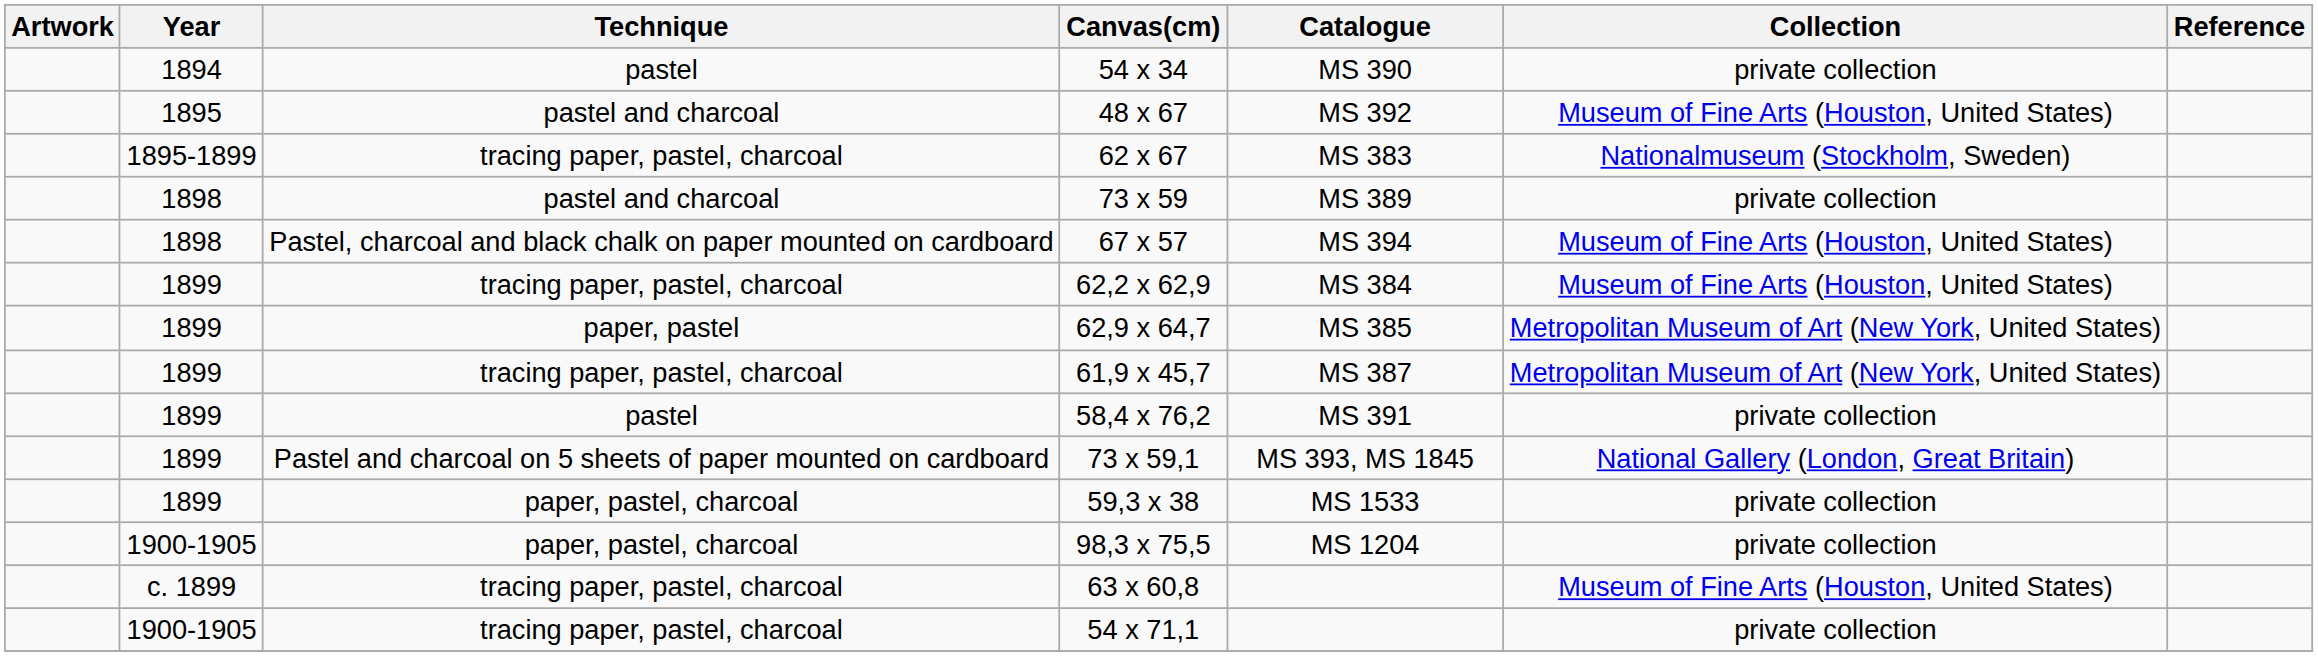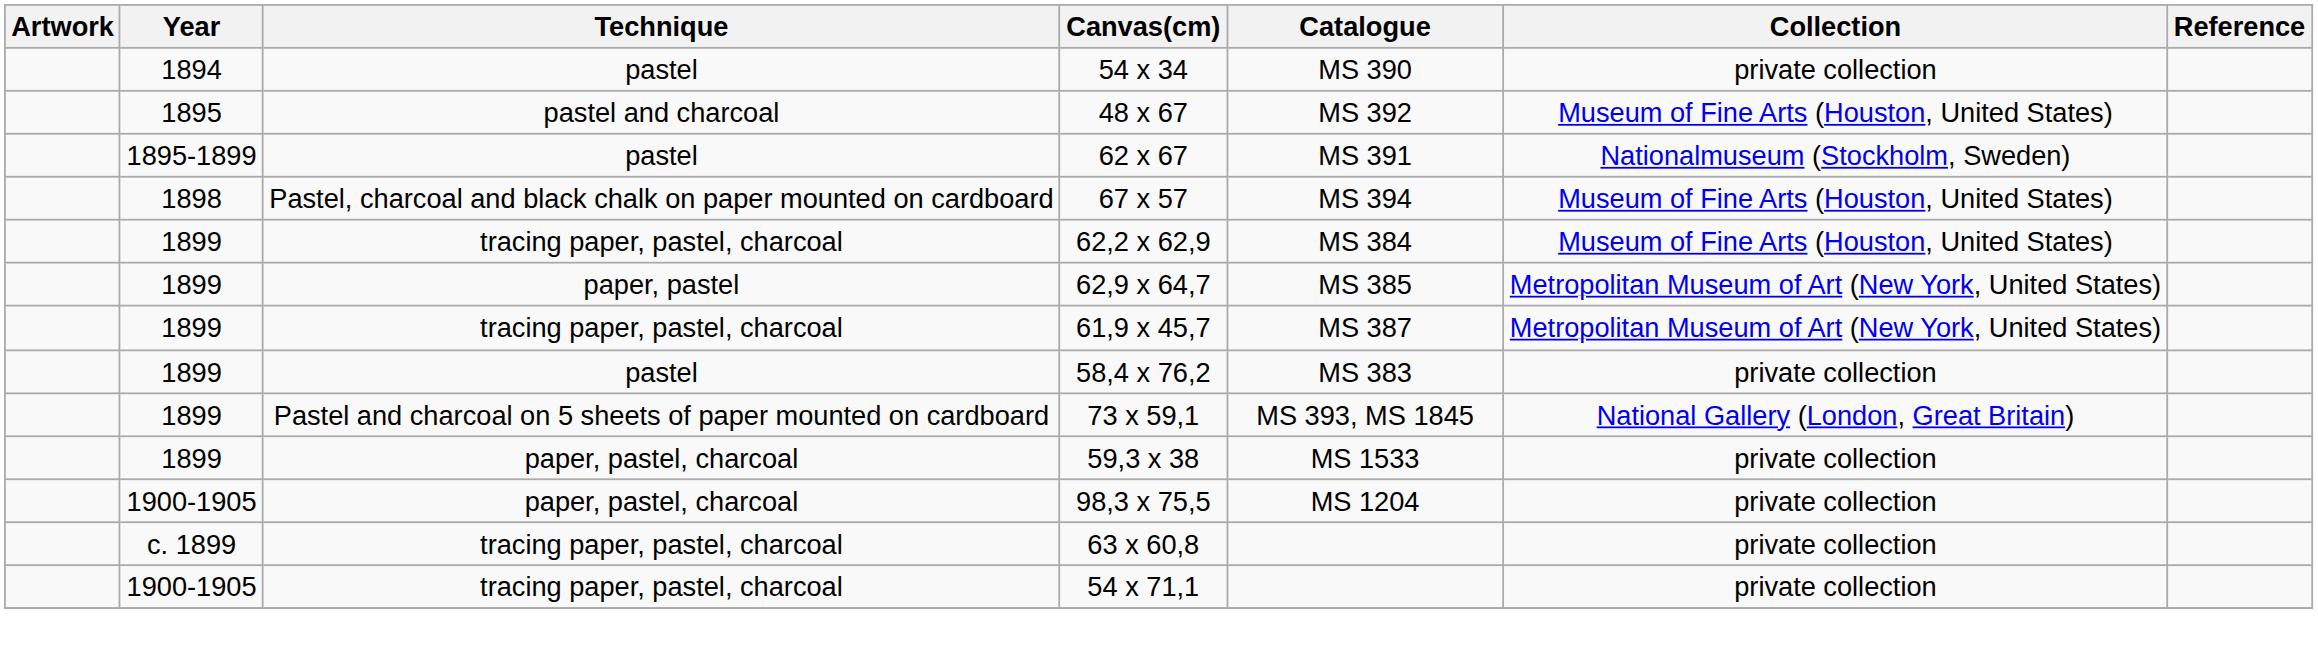(661, 156) tracing paper, pastel, charcoal -> (661, 156) pastel
(1365, 156) MS 383 -> (1365, 156) MS 391
- row: (1143, 199)
(1365, 414) MS 391 -> (1365, 371) MS 383
(1835, 587) Museum of Fine Arts (Houston, United States) -> (1835, 543) private collection
